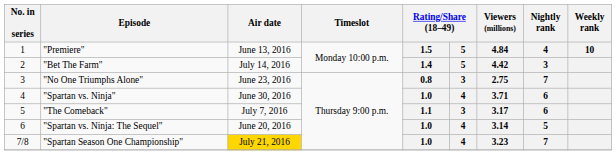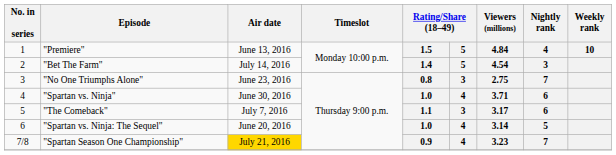(500, 65) 4.42 -> (500, 65) 4.54
(426, 142) 1.0 -> (426, 142) 0.9
